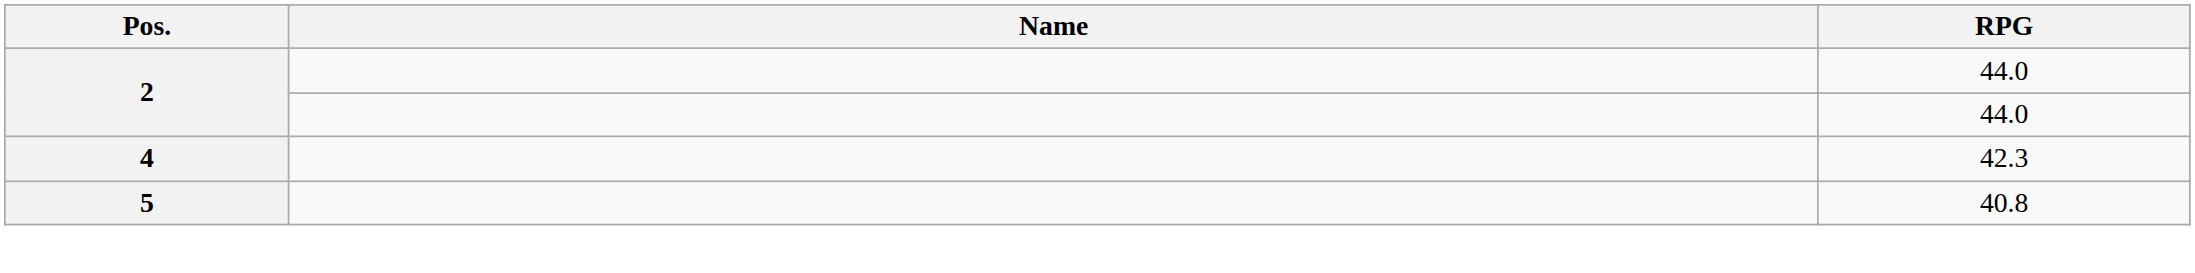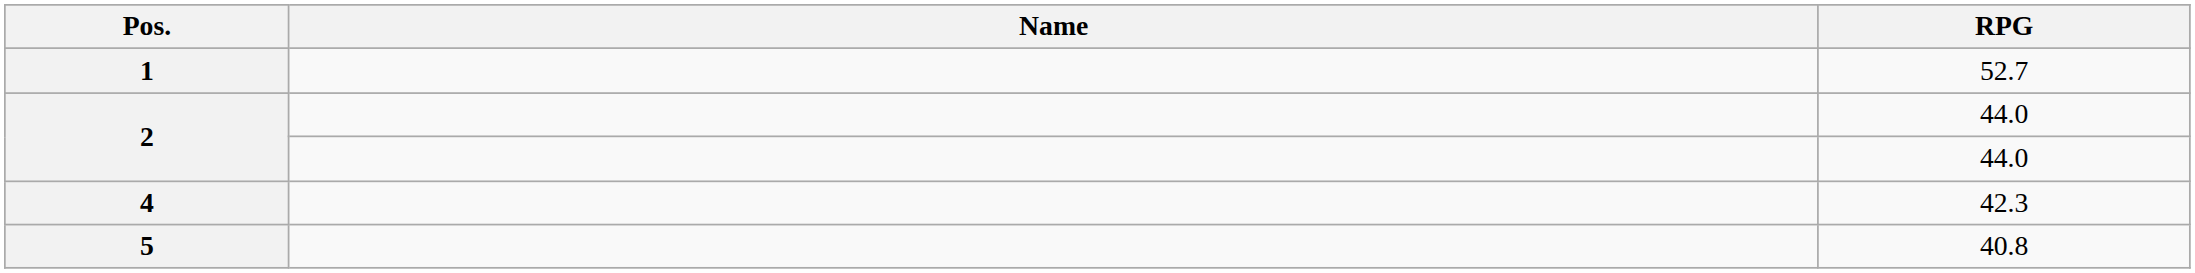+ row: (147, 70)
